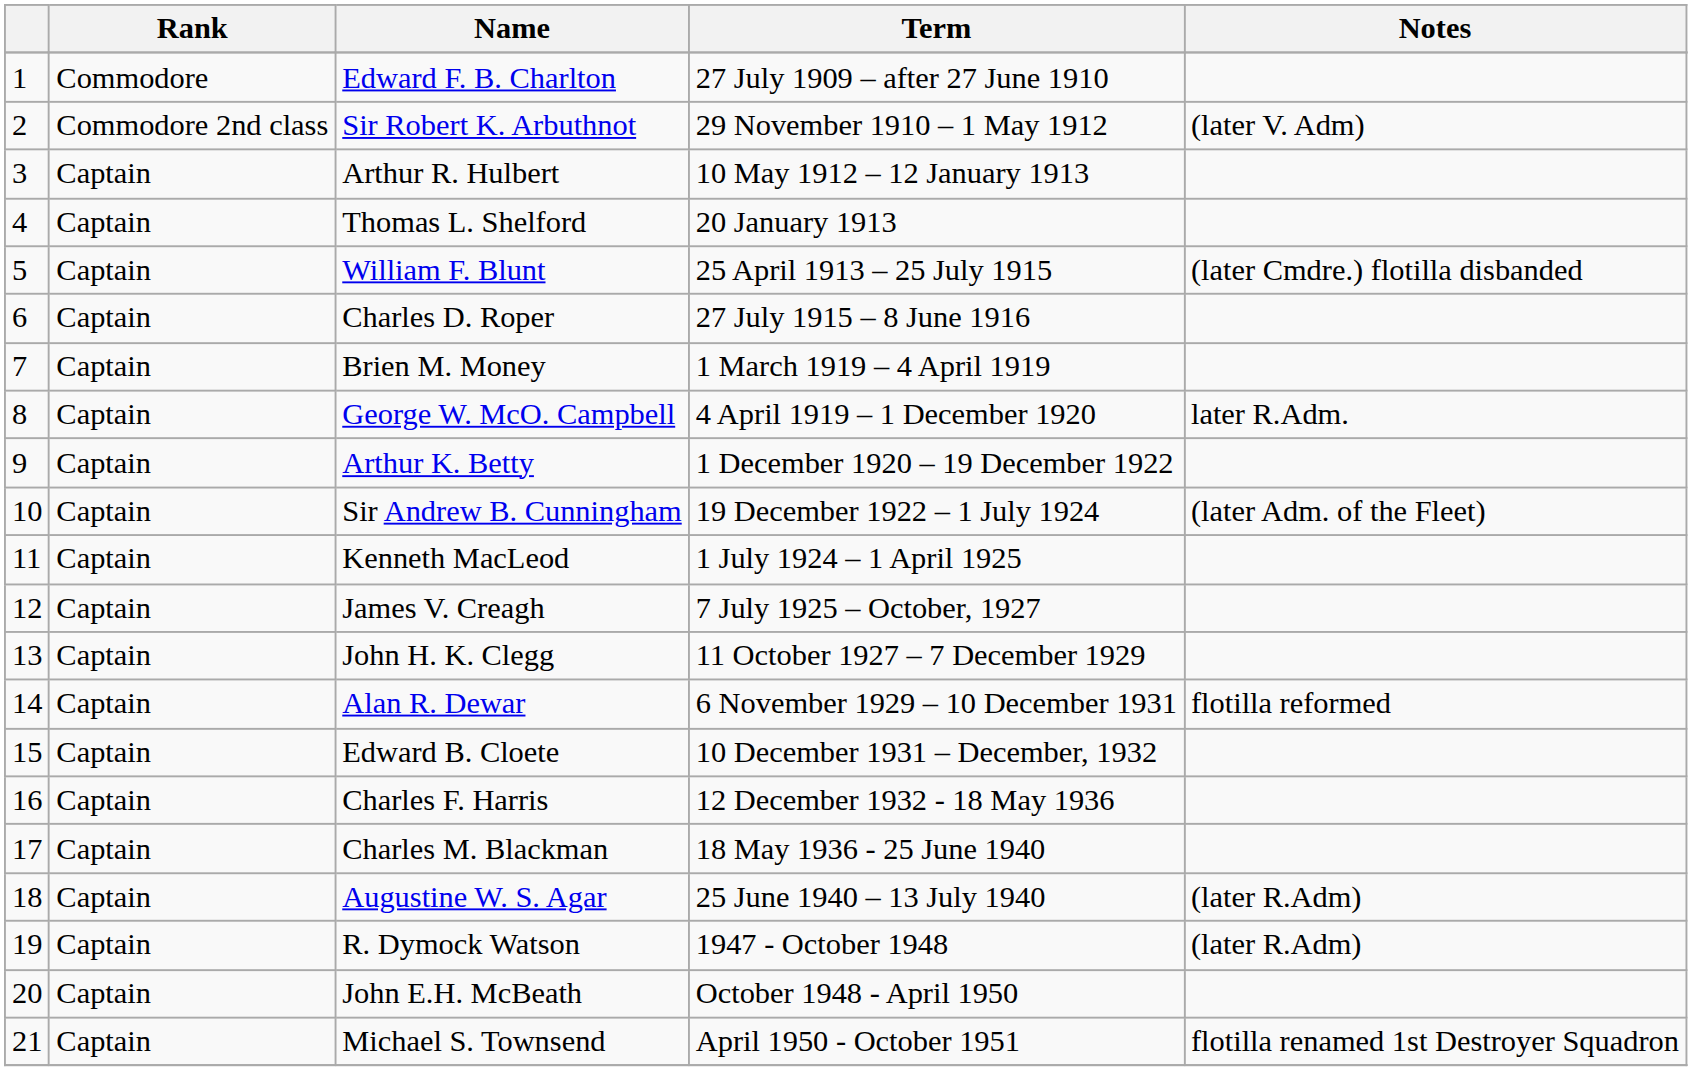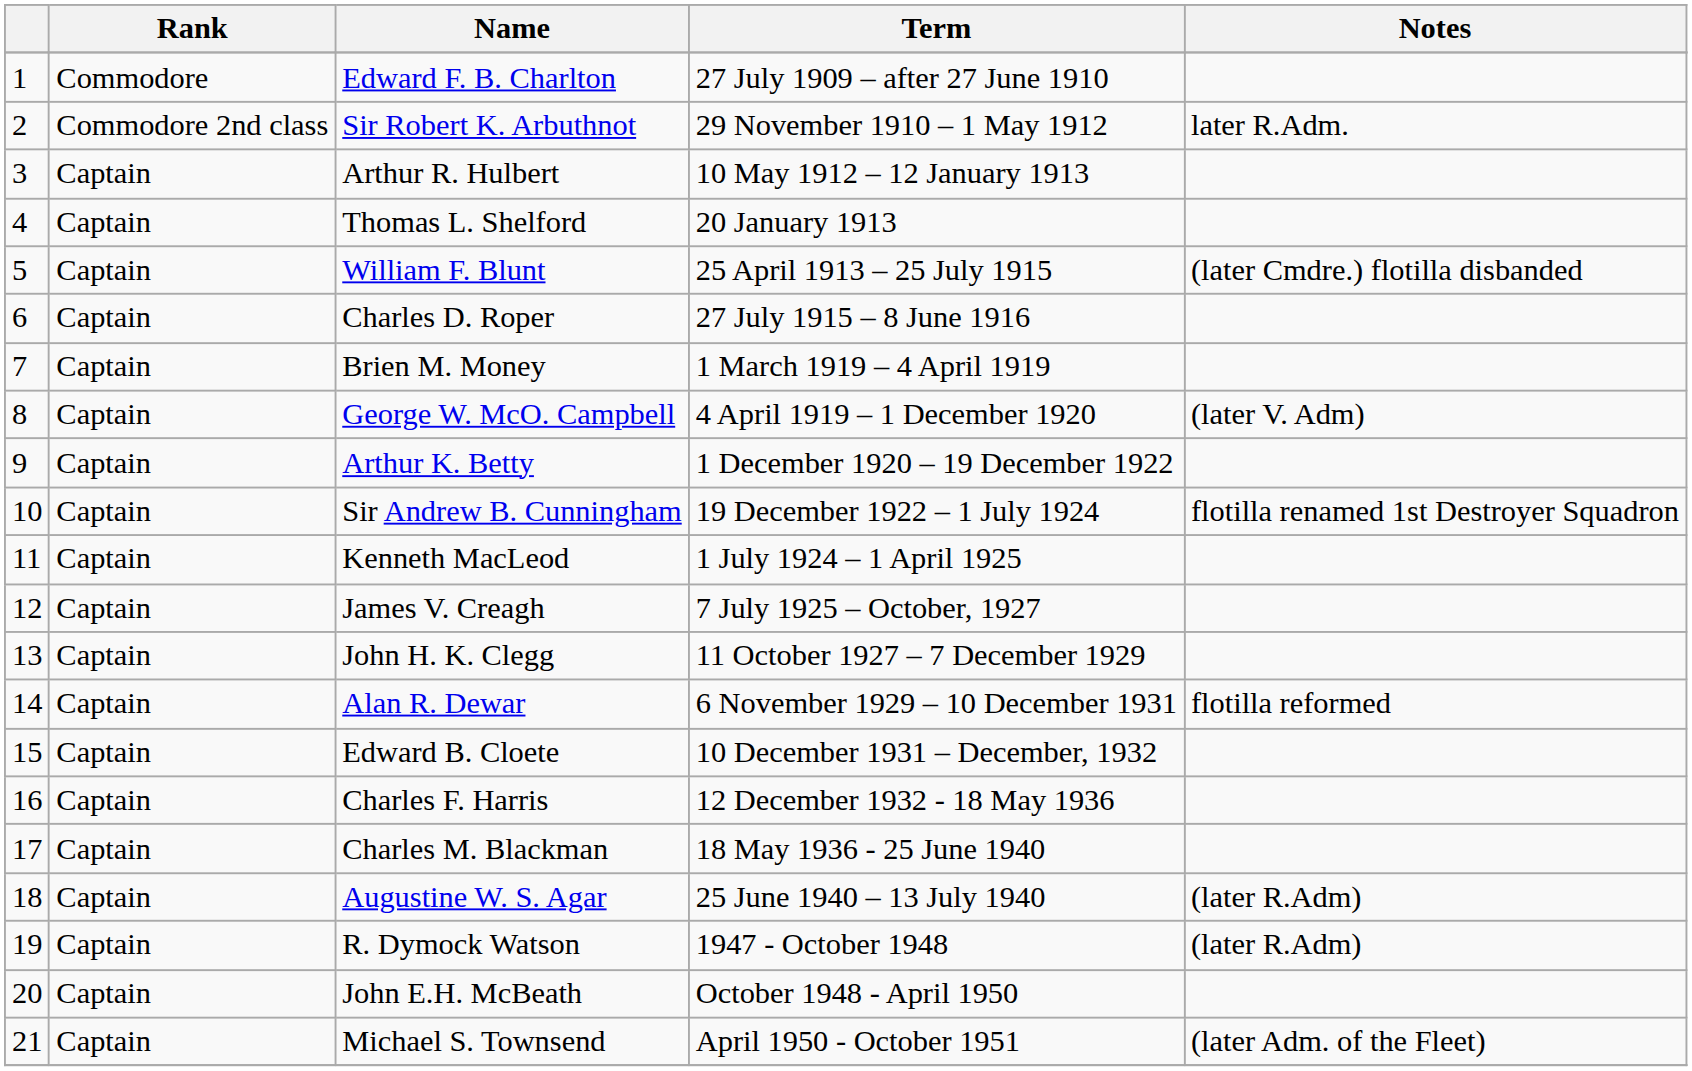(1278, 125) (later V. Adm) -> (1270, 125) later R.Adm.
(1270, 414) later R.Adm. -> (1278, 414) (later V. Adm)
(1338, 510) (later Adm. of the Fleet) -> (1435, 510) flotilla renamed 1st Destroyer Squadron
(1435, 1041) flotilla renamed 1st Destroyer Squadron -> (1338, 1041) (later Adm. of the Fleet)
